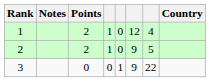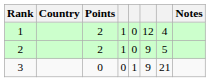columns swapped: (182, 13) <-> (52, 13)
(151, 67) 22 -> (165, 67) 21
